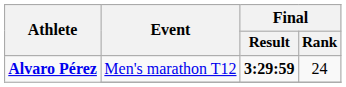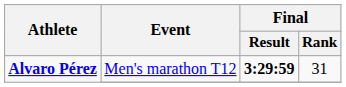(320, 69) 24 -> (320, 69) 31
